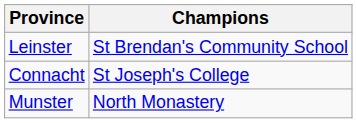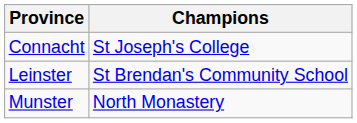rows swapped: (47, 74) <-> (40, 46)
